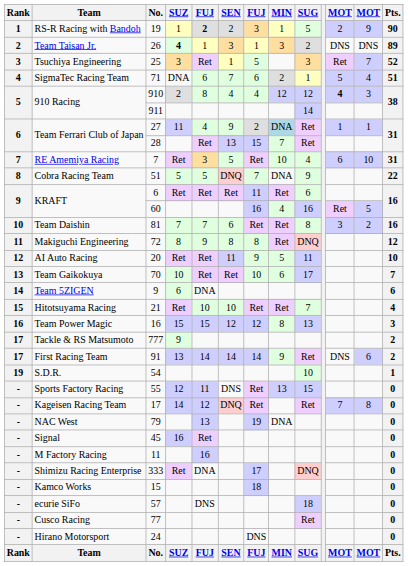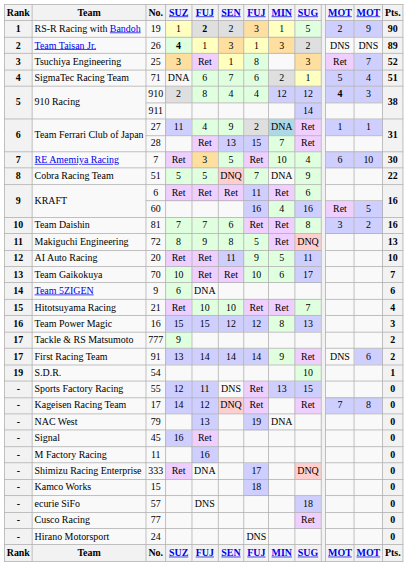(256, 61) 5 -> (256, 61) 8
(393, 159) 31 -> (393, 159) 30
(256, 241) 8 -> (256, 241) 5
(393, 241) 12 -> (393, 241) 13
